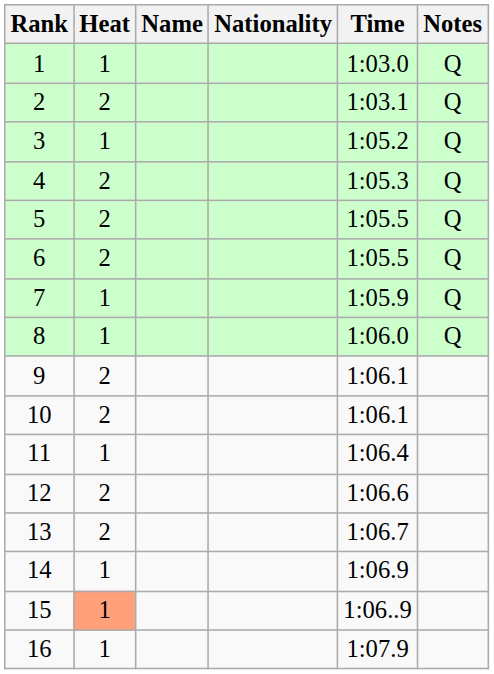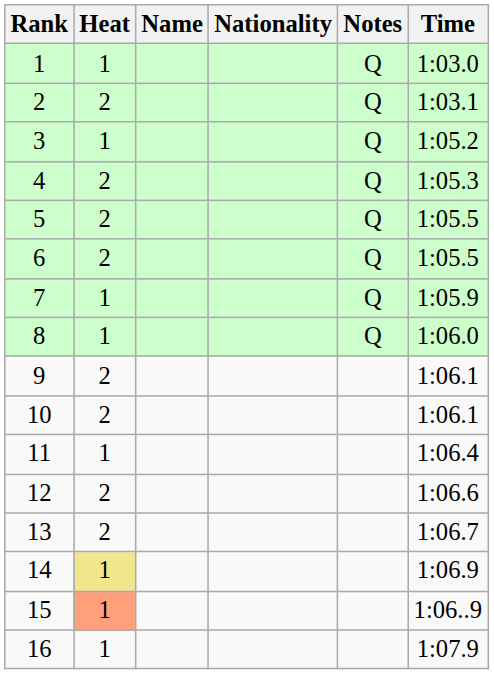columns swapped: (378, 24) <-> (453, 24)
(105, 571) no background -> (105, 571) khaki background
